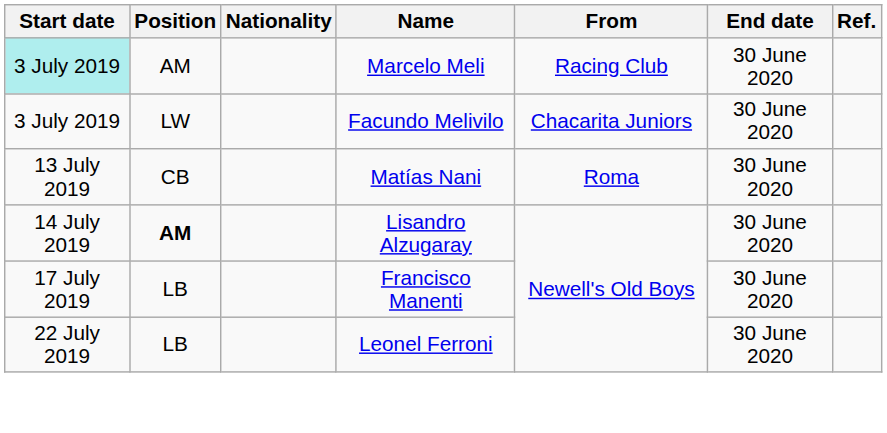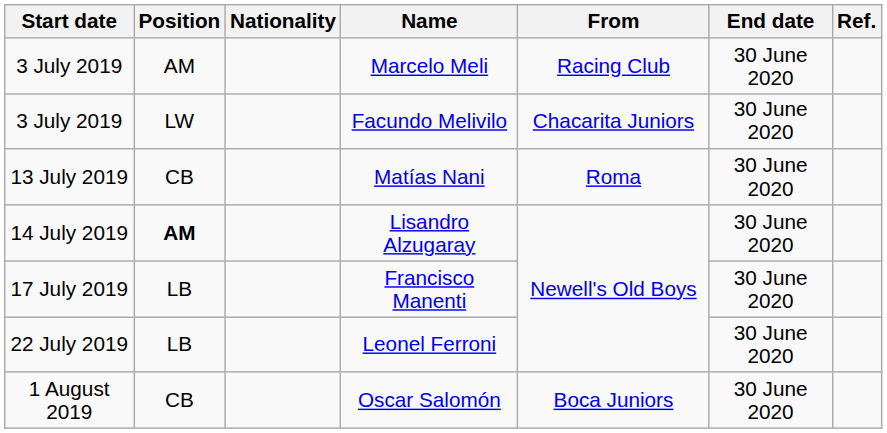(67, 66) paleturquoise background -> (69, 66) no background
+ row: (429, 401)
